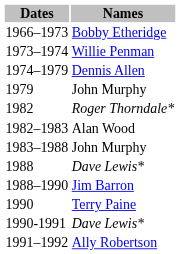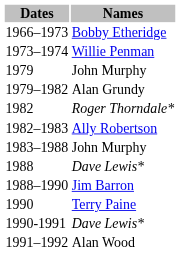- row: (37, 70)
+ row: (37, 90)
(103, 128) Alan Wood -> (114, 128) Ally Robertson
(114, 243) Ally Robertson -> (103, 243) Alan Wood
